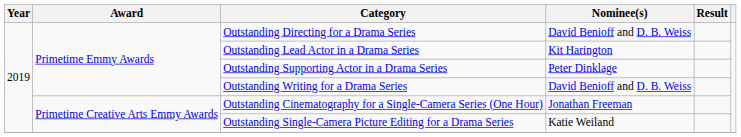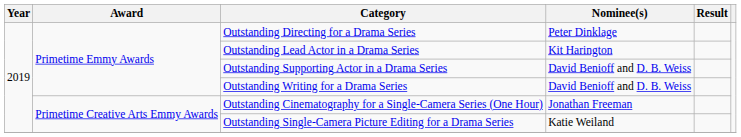(620, 31) David Benioff and D. B. Weiss -> (583, 31) Peter Dinklage
(583, 68) Peter Dinklage -> (620, 68) David Benioff and D. B. Weiss
